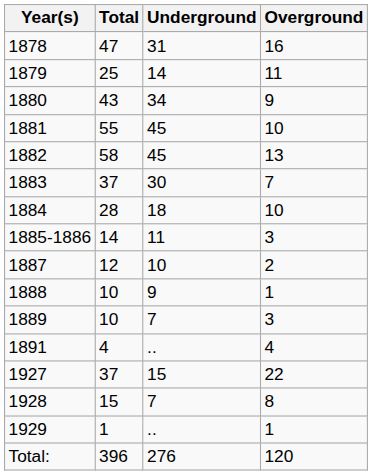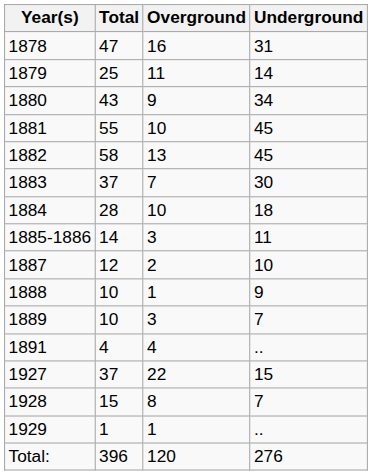columns swapped: (314, 18) <-> (202, 18)
